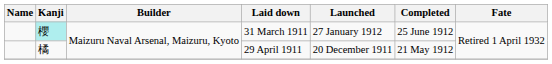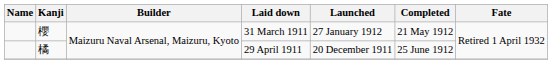(43, 31) paleturquoise background -> (43, 31) no background
(425, 31) 25 June 1912 -> (425, 31) 21 May 1912
(425, 50) 21 May 1912 -> (425, 50) 25 June 1912
